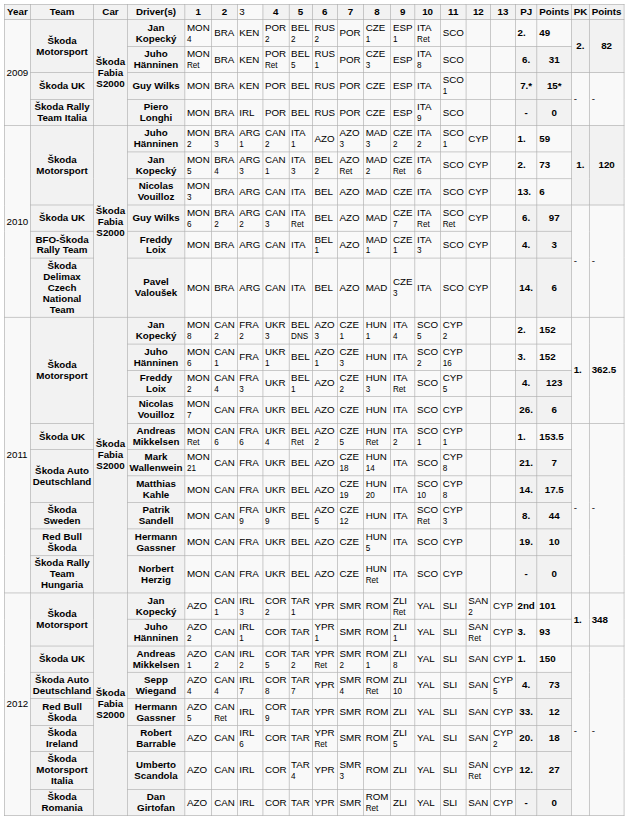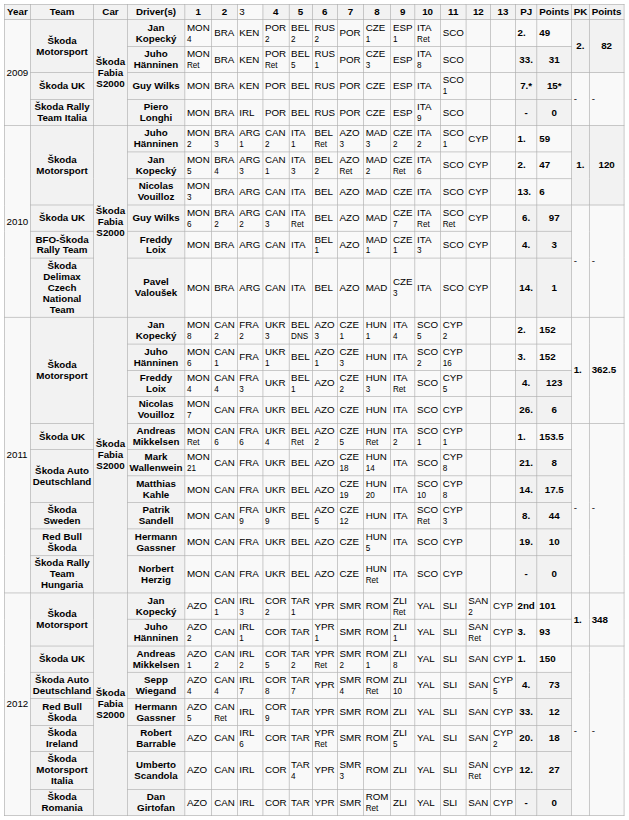(526, 59) 6. -> (526, 59) 33.
(324, 139) AZO -> (324, 139) BEL Ret
(545, 165) 73 -> (545, 165) 47
(554, 287) 6 -> (554, 287) 1
(198, 383) MON 2 -> (198, 383) MON 4
(554, 463) 7 -> (554, 463) 8
